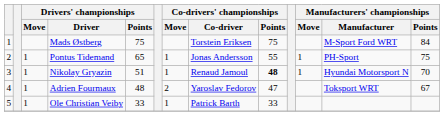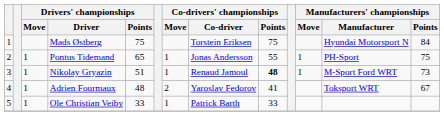(361, 42) M-Sport Ford WRT -> (366, 42) Hyundai Motorsport N
(366, 72) Hyundai Motorsport N -> (361, 72) M-Sport Ford WRT
(425, 72) 70 -> (425, 72) 73
(273, 88) 47 -> (273, 88) 41
